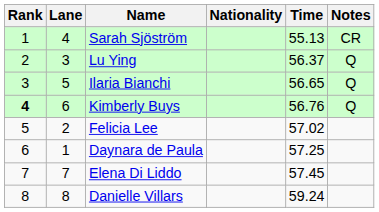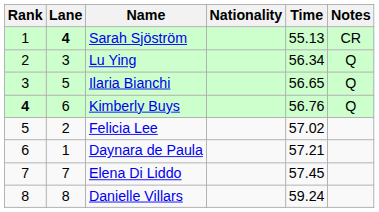(66, 38) normal -> (66, 38) bold
(307, 60) 56.37 -> (307, 60) 56.34
(307, 151) 57.25 -> (307, 151) 57.21
